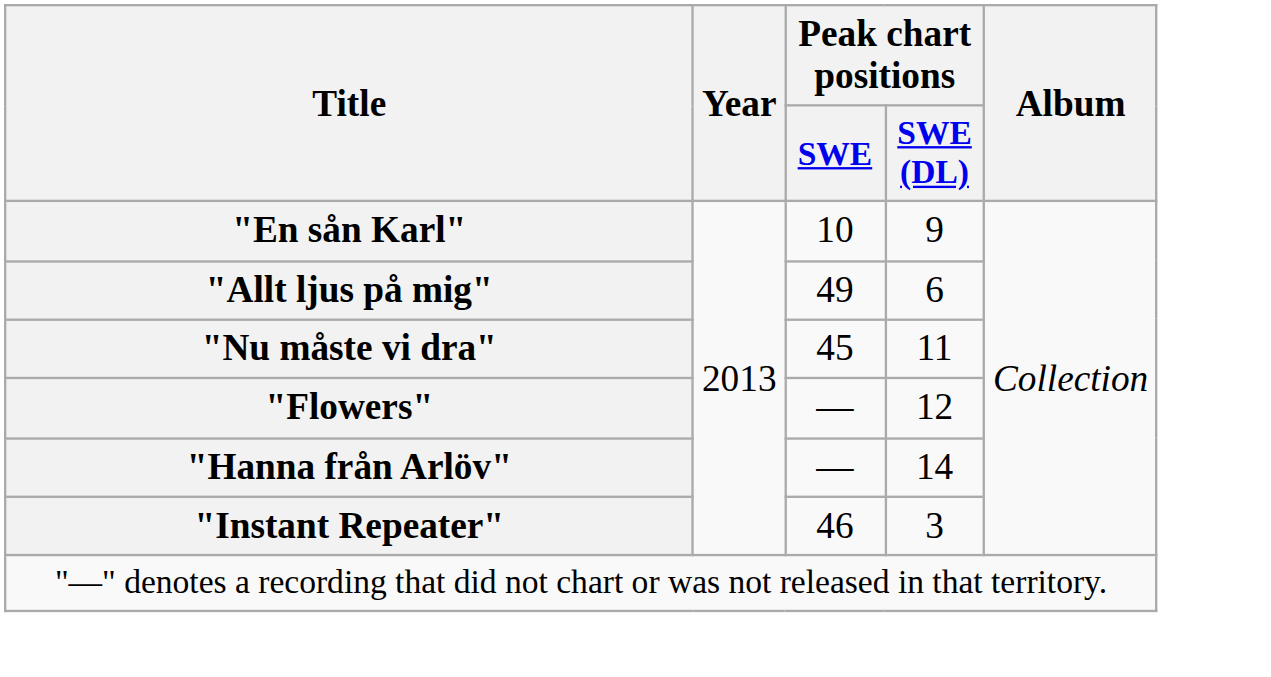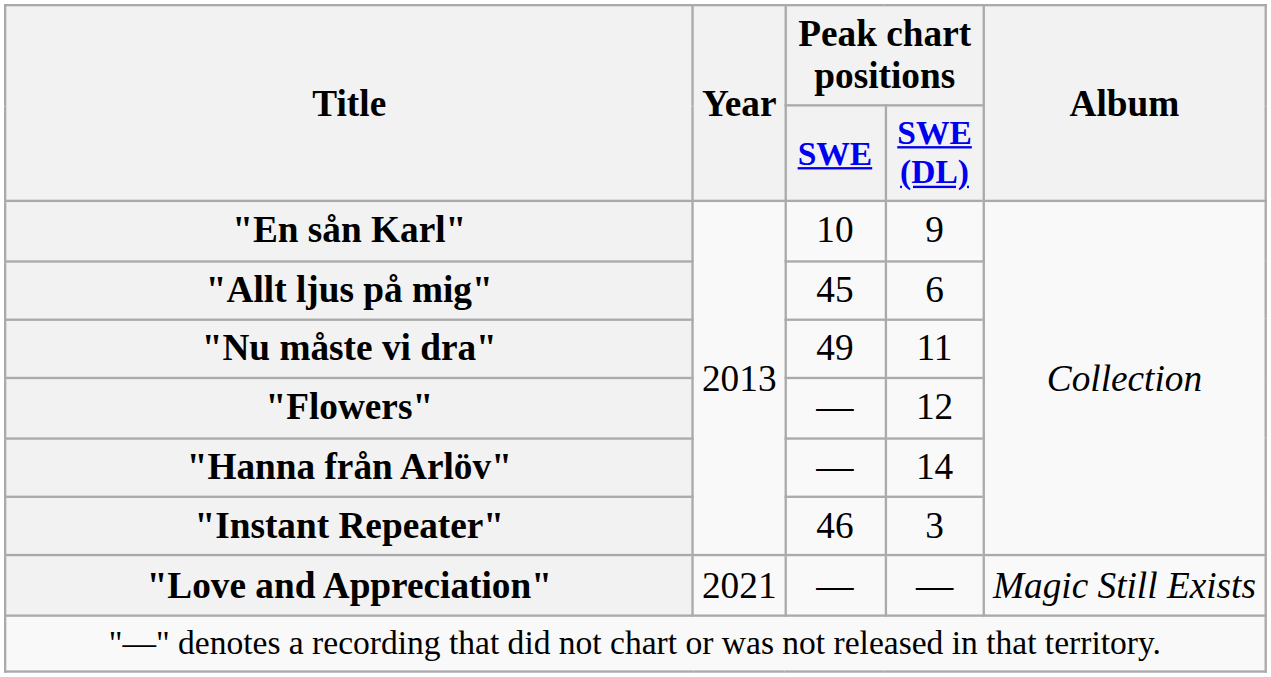(835, 289) 49 -> (835, 289) 45
(835, 348) 45 -> (835, 348) 49
+ row: (349, 584)
